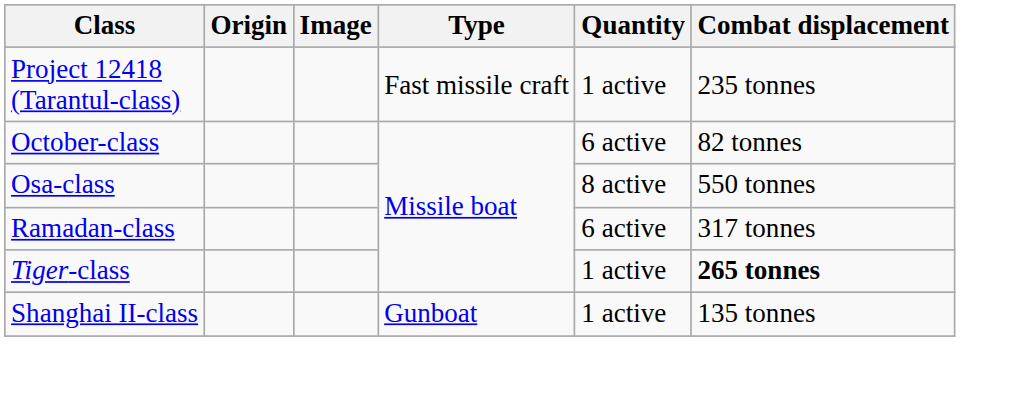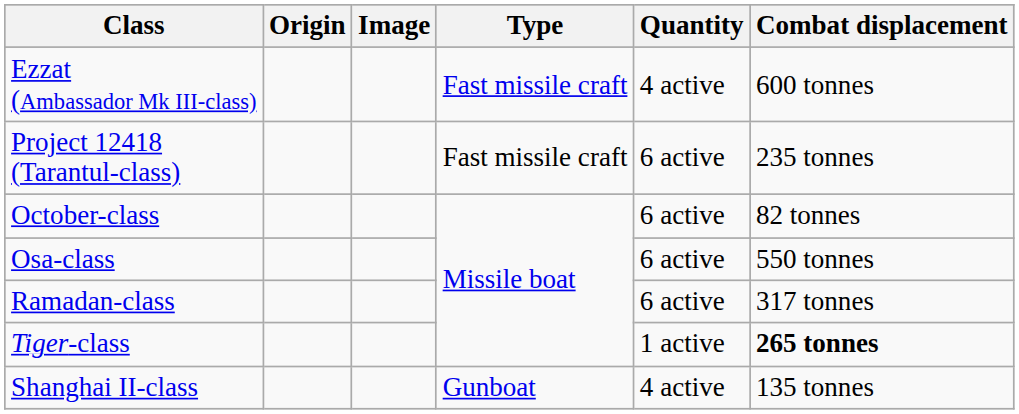+ row: (134, 84)
(624, 84) 1 active -> (682, 157) 6 active
(624, 185) 8 active -> (682, 258) 6 active
(624, 313) 1 active -> (682, 386) 4 active
